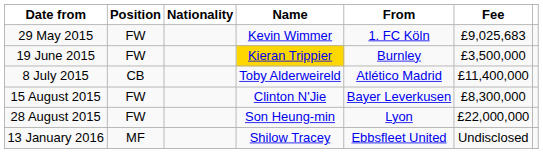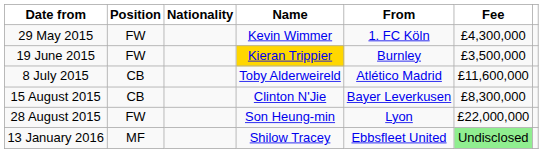(493, 35) £9,025,683 -> (493, 35) £4,300,000
(493, 76) £11,400,000 -> (493, 76) £11,600,000
(135, 96) FW -> (135, 96) CB
(493, 138) no background -> (493, 138) lightgreen background
